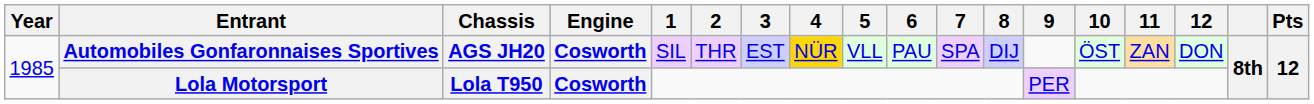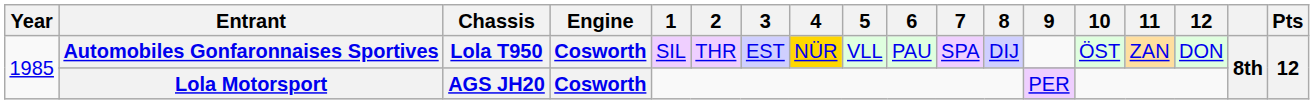(496, 52) AGS JH20 -> (496, 52) Lola T950
(496, 83) Lola T950 -> (496, 83) AGS JH20
